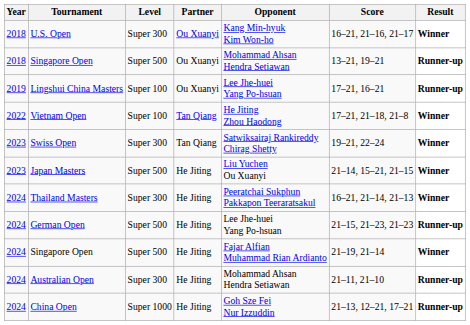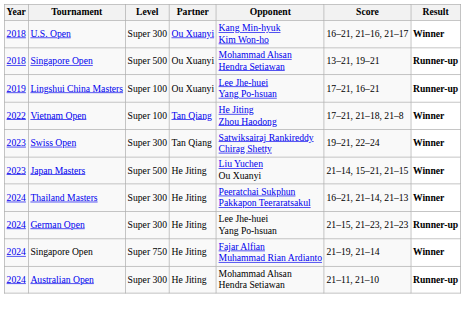(147, 225) Super 500 -> (147, 225) Super 300
(147, 252) Super 500 -> (147, 252) Super 750
- row: (16, 307)
